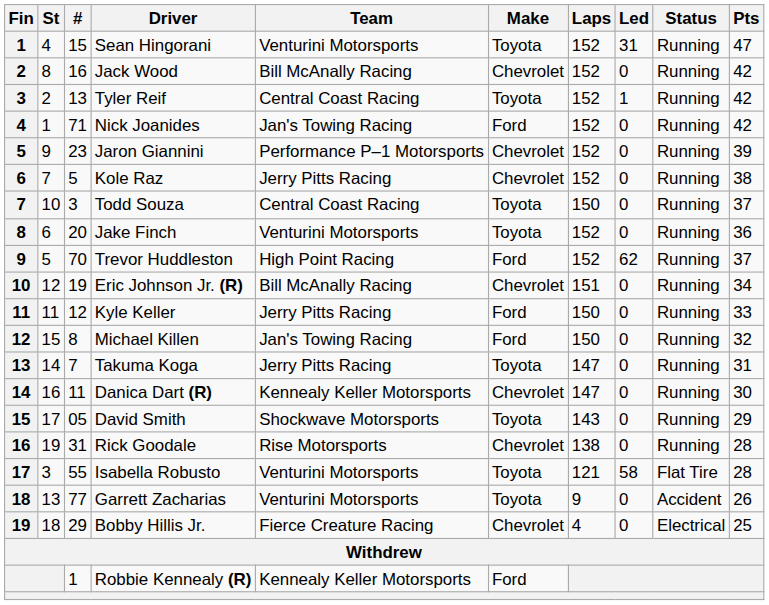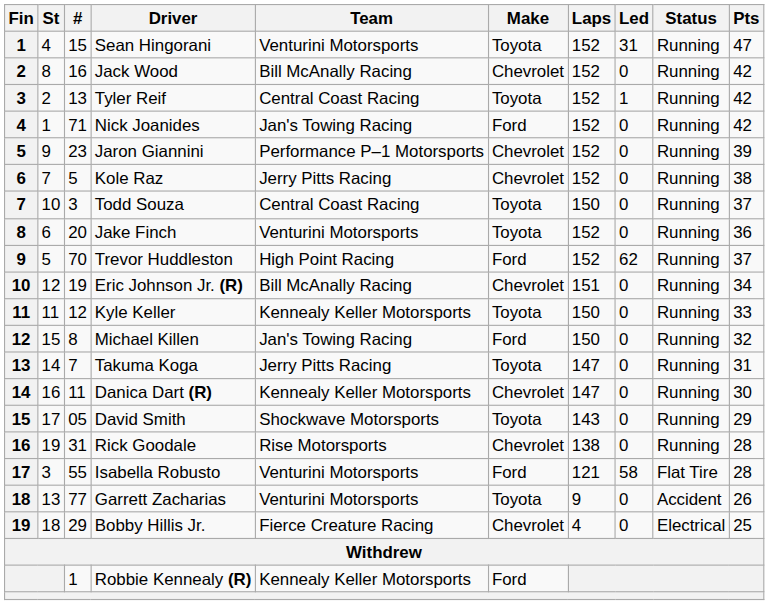(325, 312) Jerry Pitts Racing -> (365, 312) Kennealy Keller Motorsports
(509, 312) Ford -> (517, 312) Toyota
(517, 472) Toyota -> (509, 472) Ford
